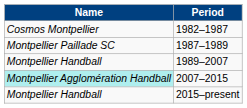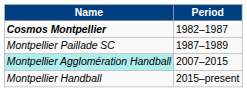(53, 29) normal -> (56, 29) bold
- row: (202, 62)
